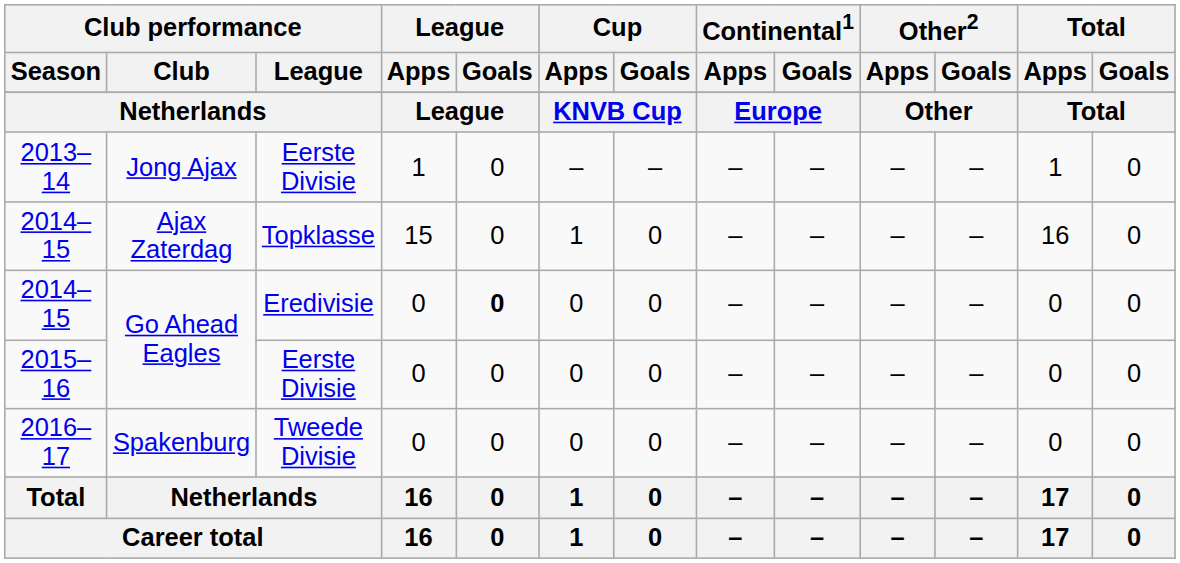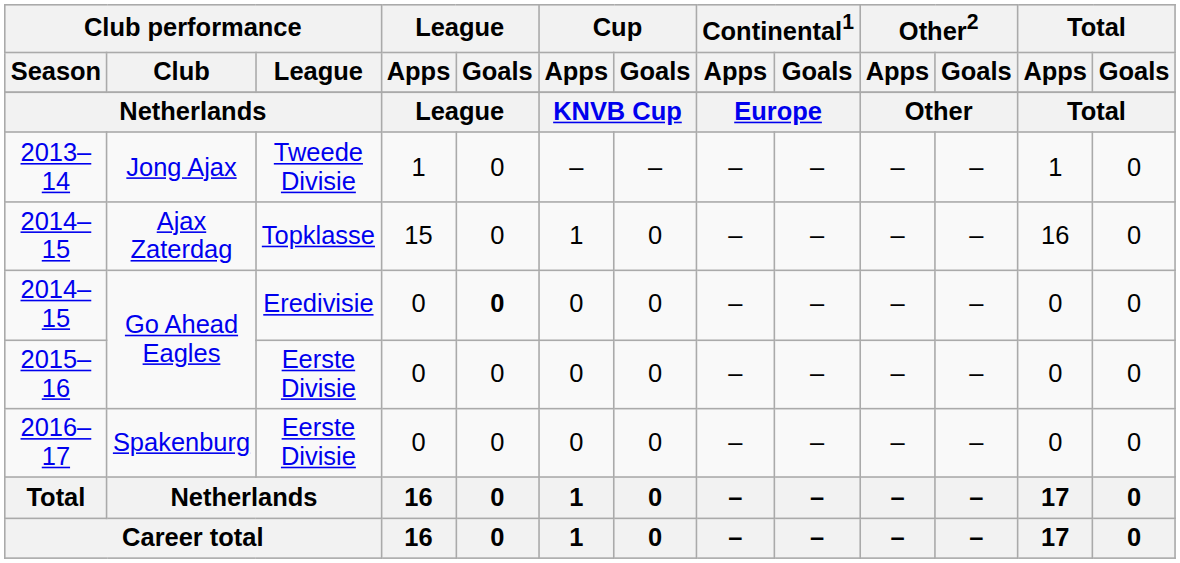(318, 166) Eerste Divisie -> (318, 166) Tweede Divisie
(318, 442) Tweede Divisie -> (318, 442) Eerste Divisie
